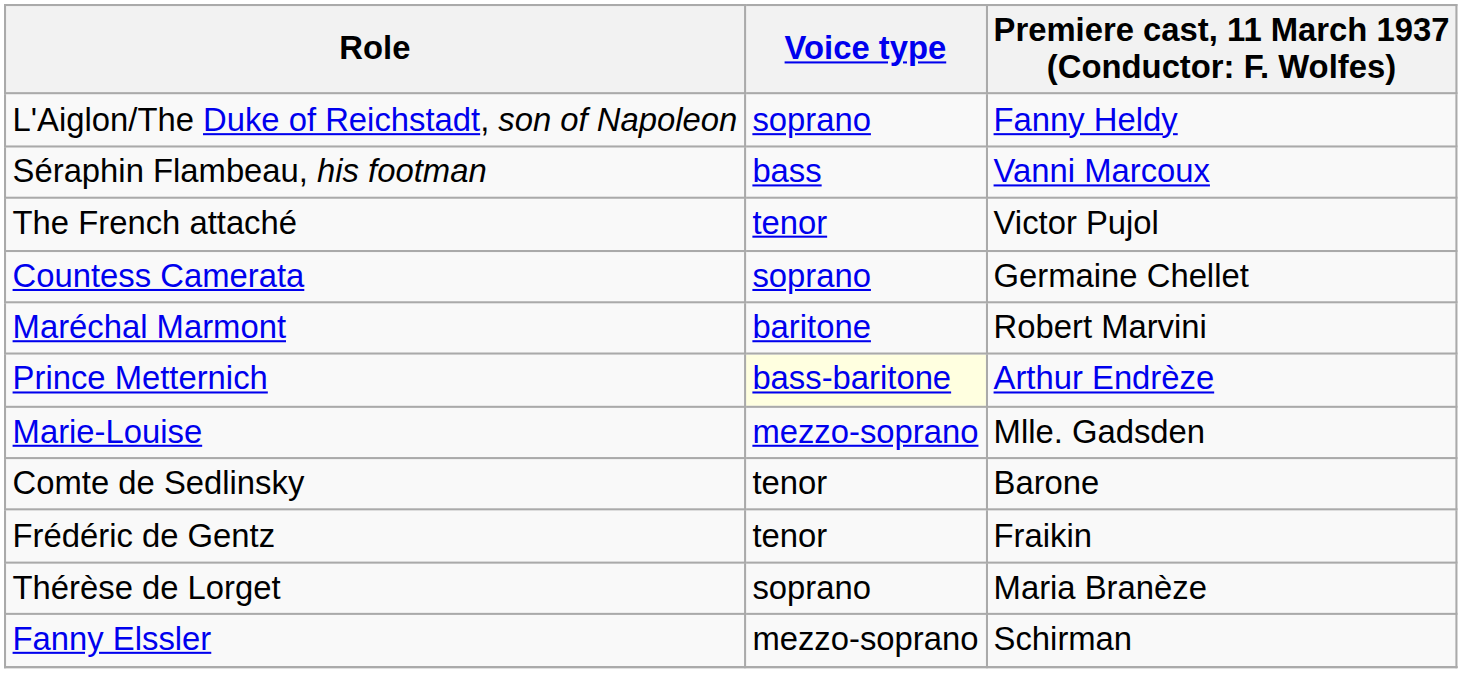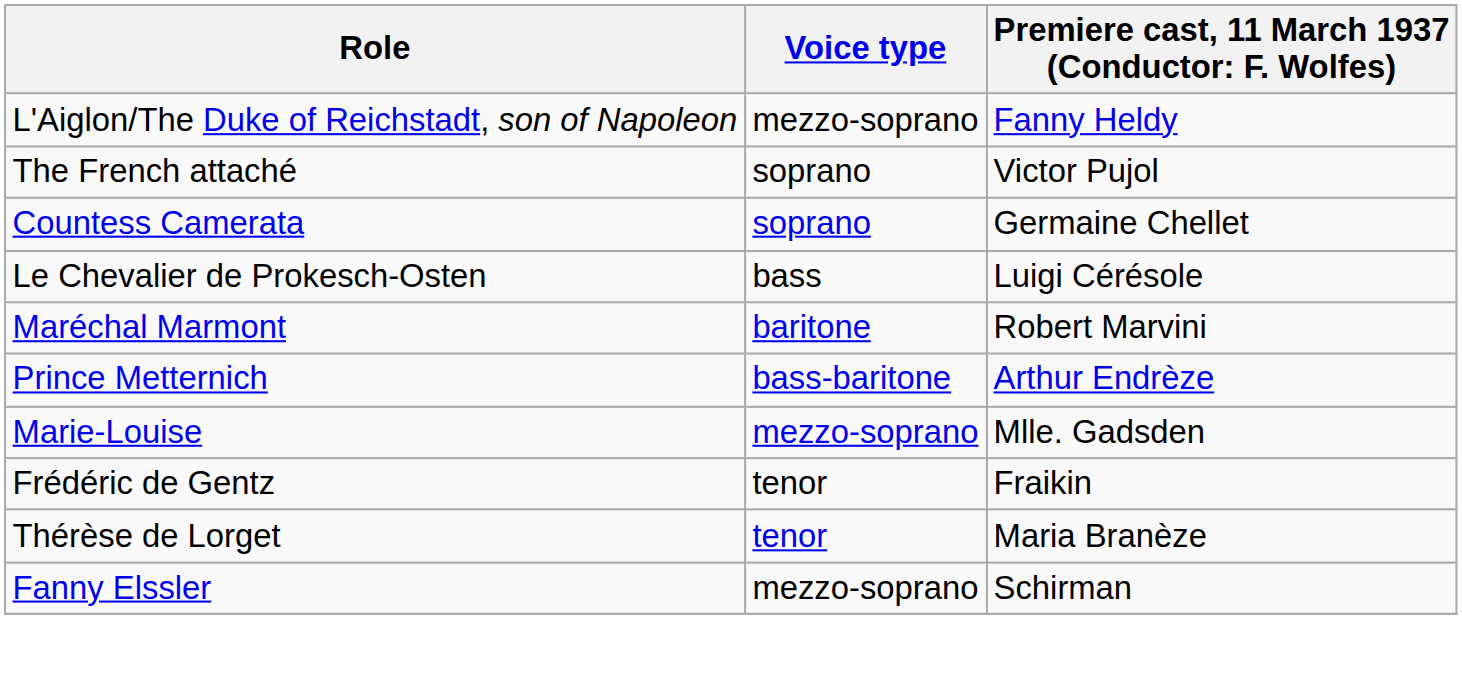(812, 119) soprano -> (865, 119) mezzo-soprano
- row: (250, 171)
(790, 223) tenor -> (812, 171) soprano
+ row: (250, 275)
(852, 379) lightyellow background -> (852, 379) no background
- row: (158, 483)
(812, 587) soprano -> (790, 535) tenor
